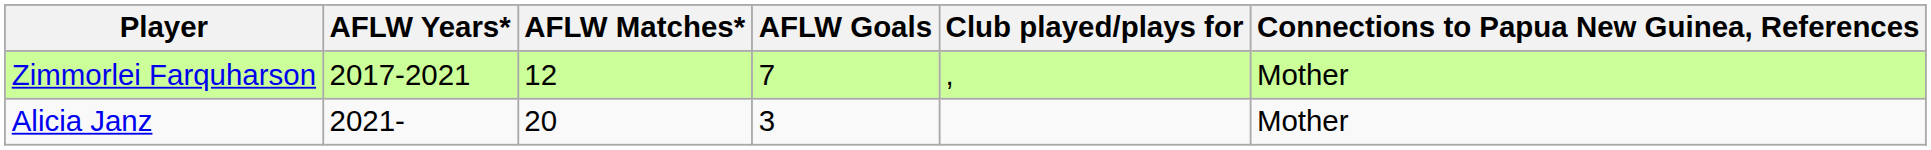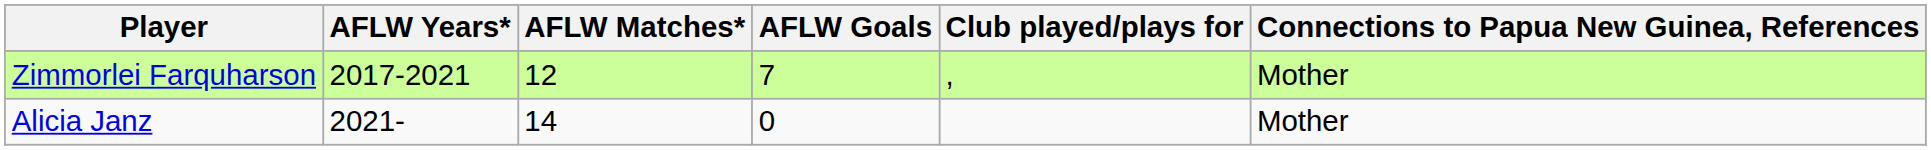(541, 121) 20 -> (541, 121) 14
(767, 121) 3 -> (767, 121) 0
